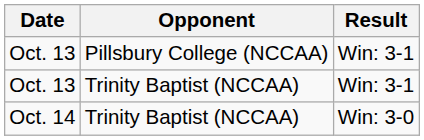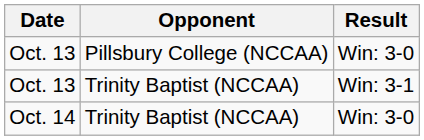(376, 53) Win: 3-1 -> (376, 53) Win: 3-0
